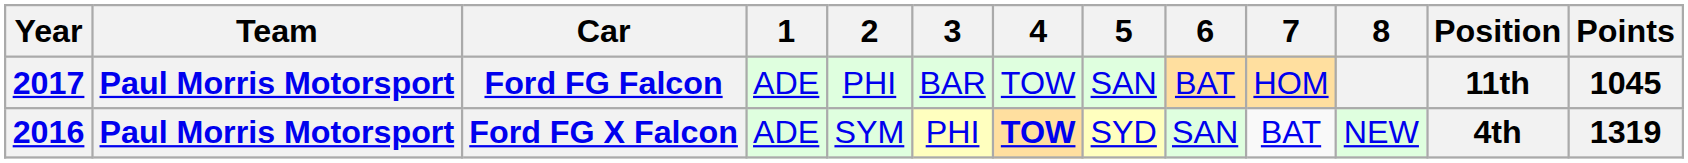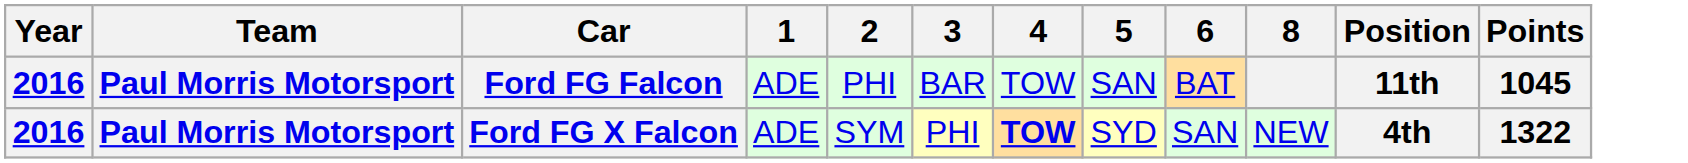- column: (1291, 31)
(49, 82) 2017 -> (49, 82) 2016
(1626, 133) 1319 -> (1535, 133) 1322
